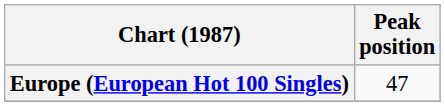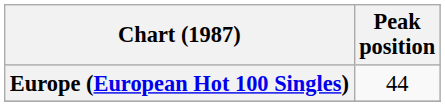(397, 82) 47 -> (397, 82) 44
